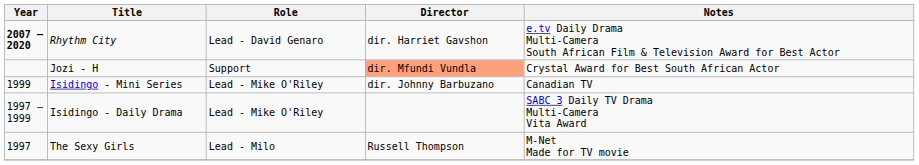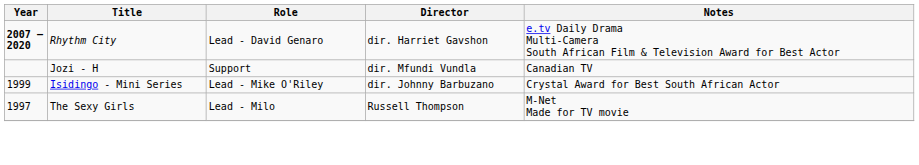(422, 68) lightsalmon background -> (422, 68) no background
(653, 68) Crystal Award for Best South African Actor -> (559, 68) Canadian TV
(559, 85) Canadian TV -> (653, 85) Crystal Award for Best South African Actor
- row: (116, 112)
